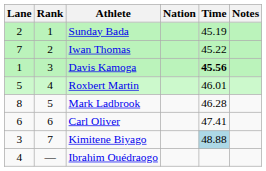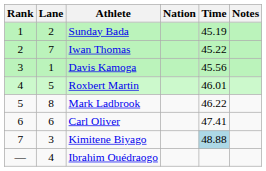columns swapped: (50, 13) <-> (19, 13)
(214, 67) bold -> (214, 67) normal
(214, 103) 46.28 -> (214, 103) 46.22
